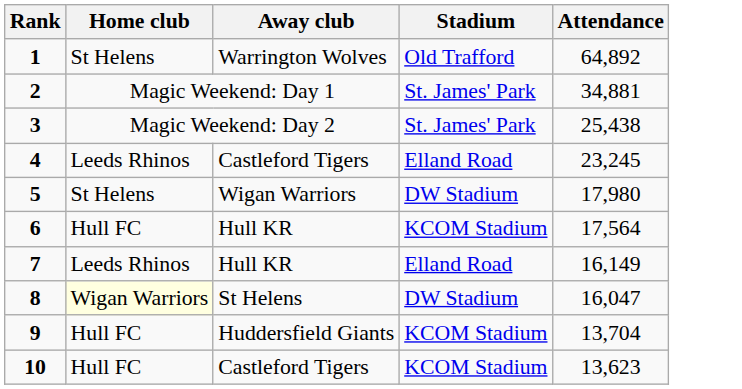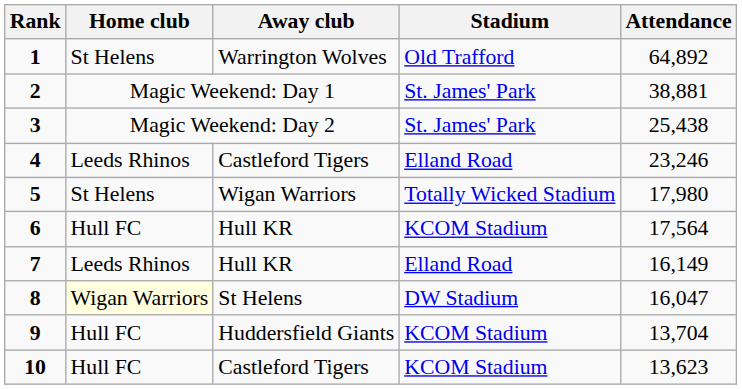(611, 90) 34,881 -> (679, 90) 38,881
(611, 159) 23,245 -> (679, 159) 23,246
(461, 194) DW Stadium -> (510, 194) Totally Wicked Stadium
